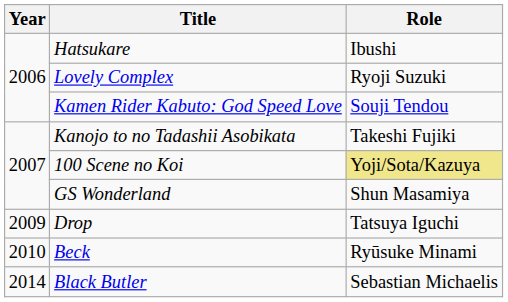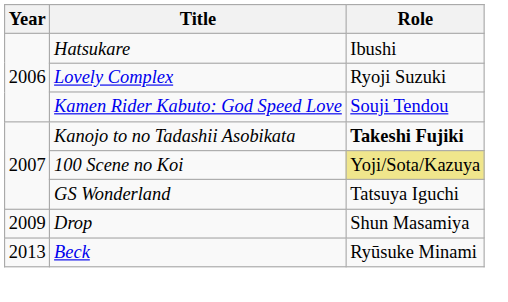(403, 135) normal -> (407, 135) bold
(410, 194) Shun Masamiya -> (405, 194) Tatsuya Iguchi
(405, 223) Tatsuya Iguchi -> (410, 223) Shun Masamiya
(27, 252) 2010 -> (27, 252) 2013
- row: (100, 281)
